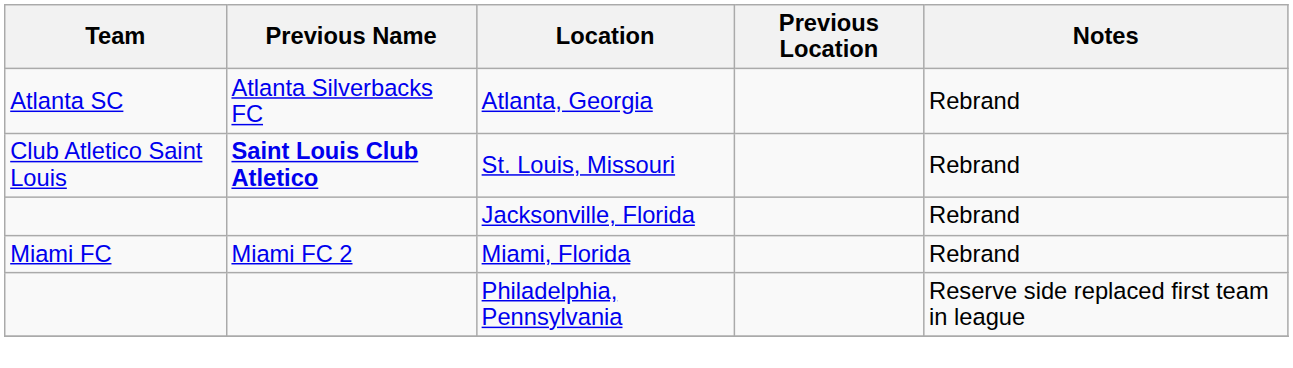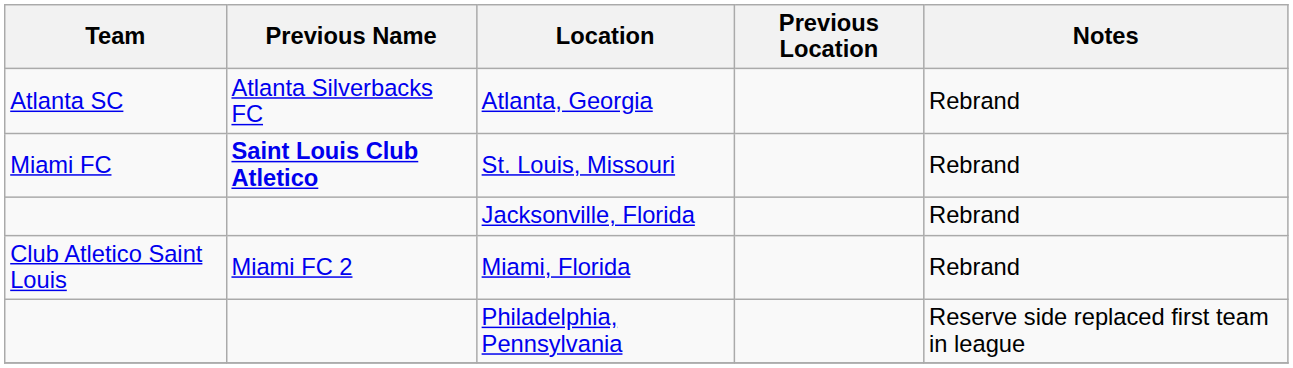(106, 164) Club Atletico Saint Louis -> (61, 164) Miami FC
(61, 253) Miami FC -> (106, 266) Club Atletico Saint Louis
